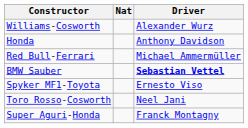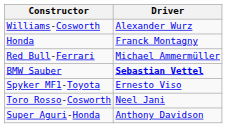- column: (124, 12)
(180, 42) Anthony Davidson -> (157, 42) Franck Montagny
(178, 115) Franck Montagny -> (159, 115) Anthony Davidson
